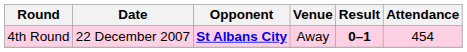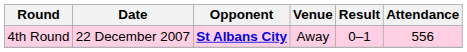(359, 36) bold -> (359, 36) normal
(423, 36) 454 -> (423, 36) 556
